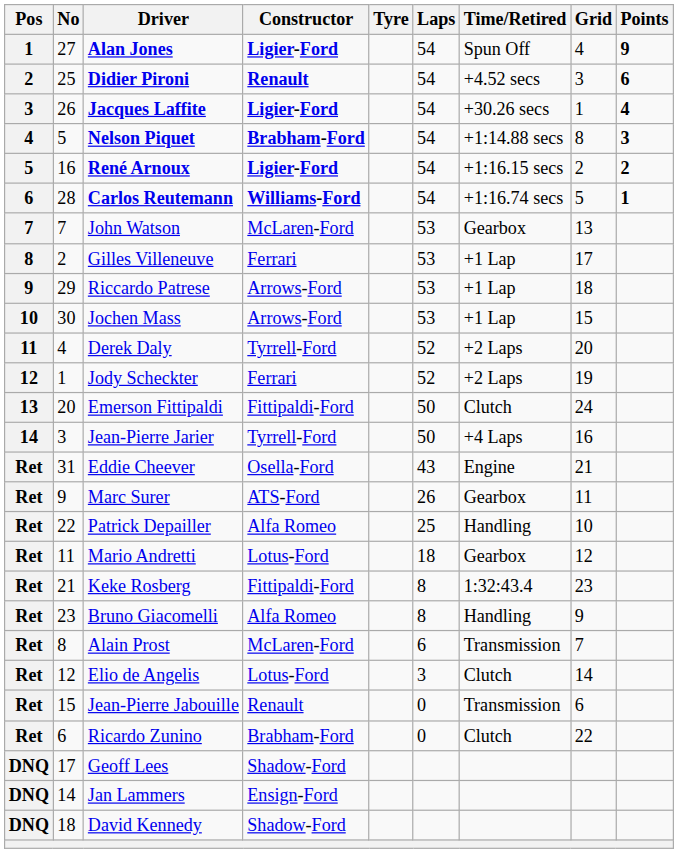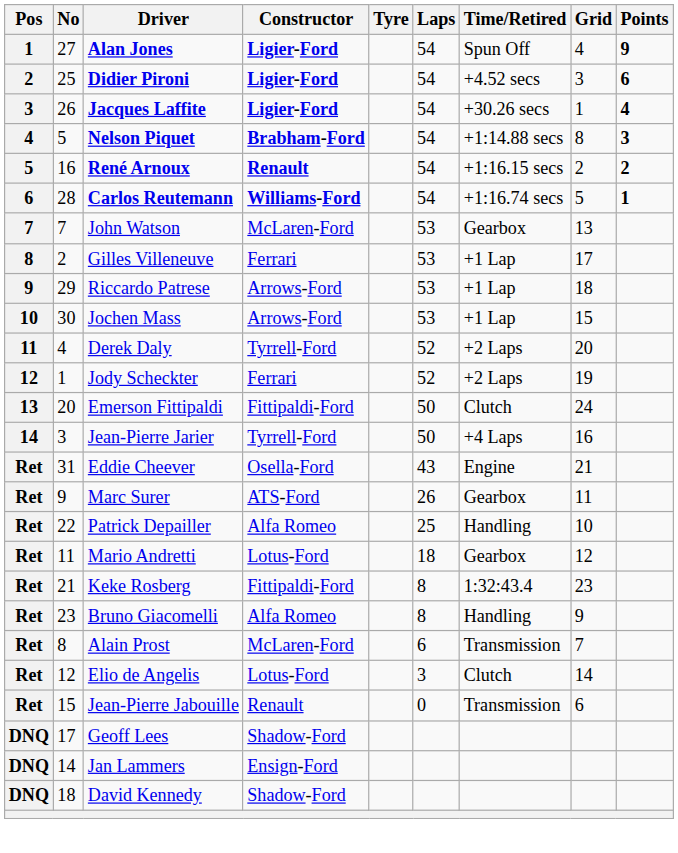(278, 79) Renault -> (293, 79) Ligier-Ford
(293, 168) Ligier-Ford -> (278, 168) Renault
- row: (145, 735)
